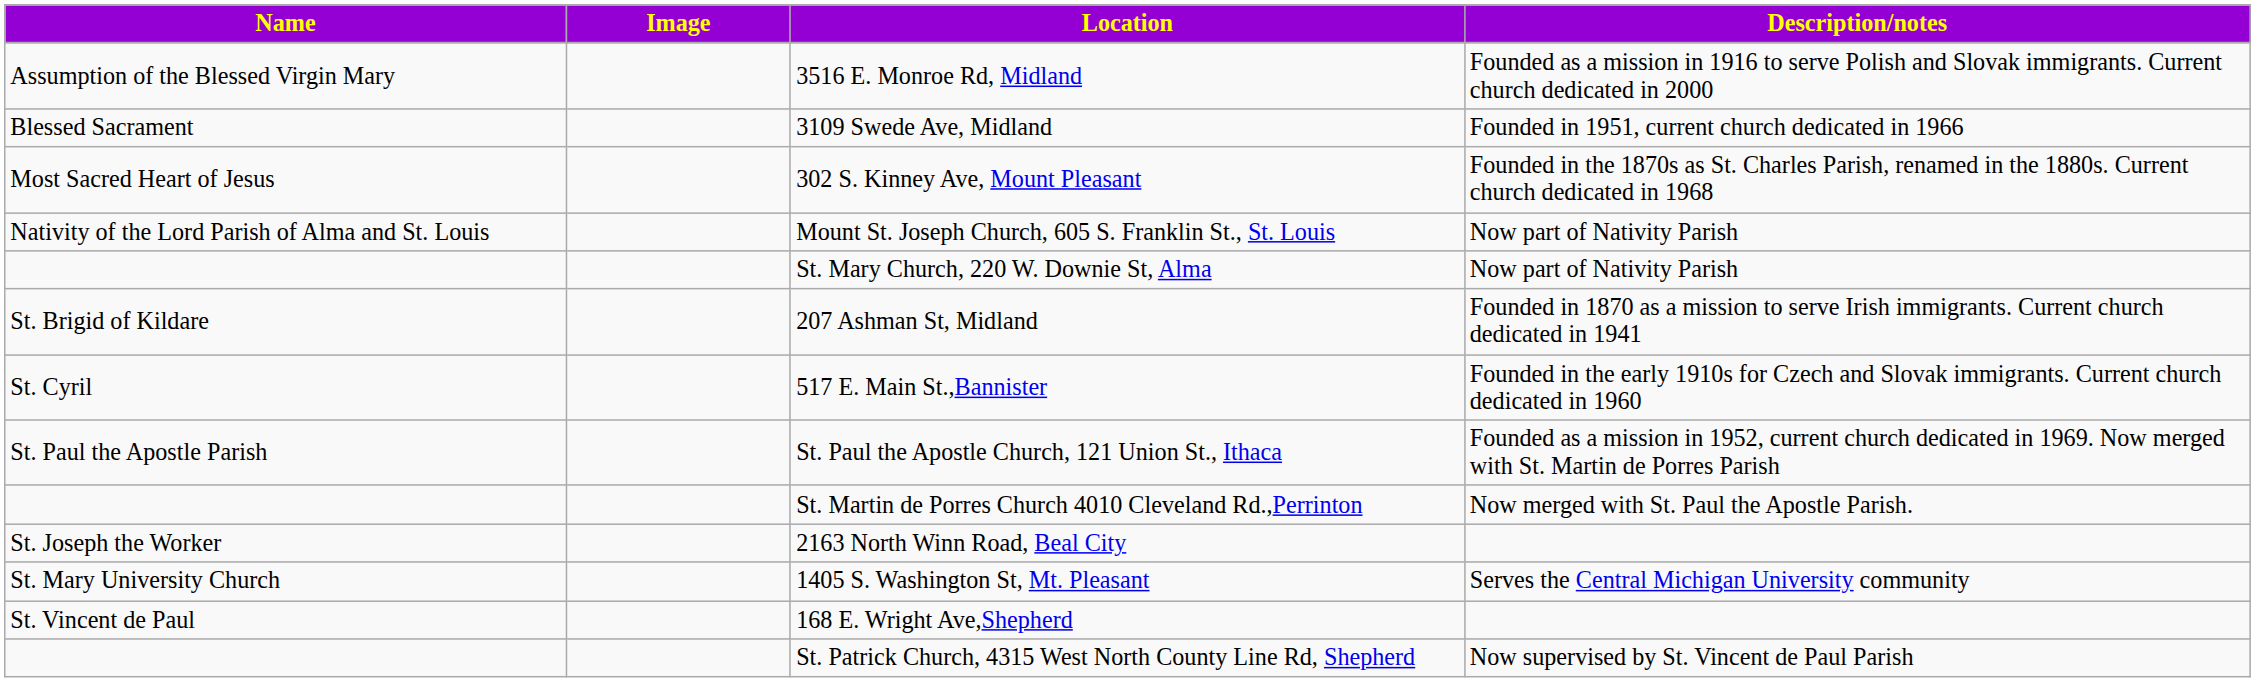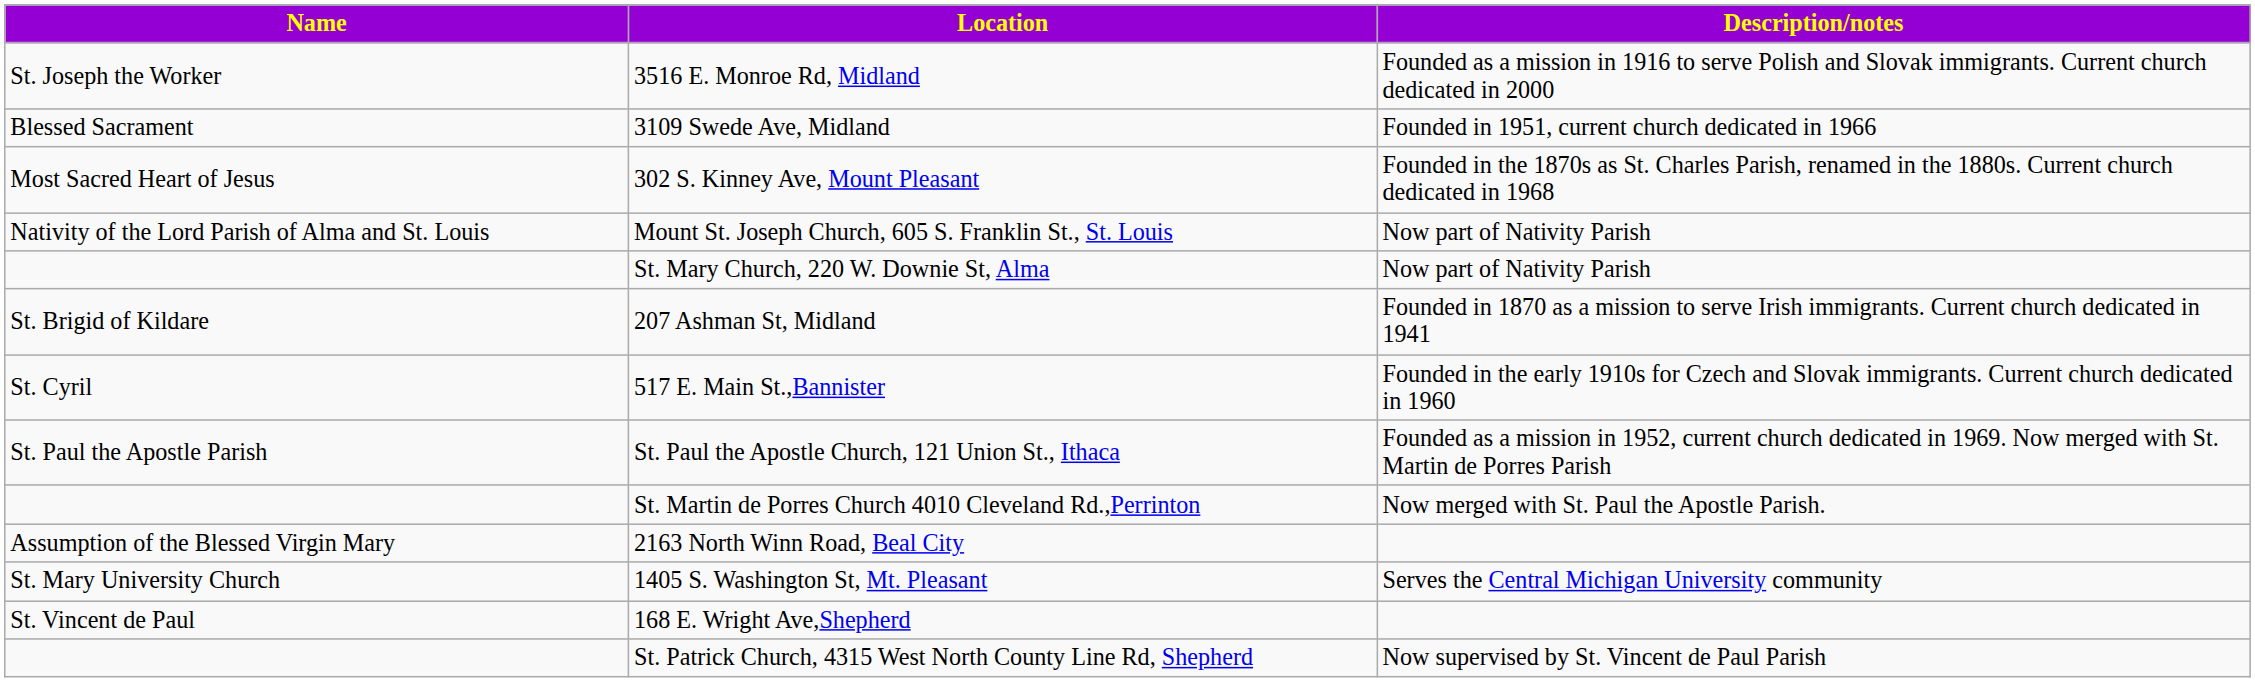- column: (678, 23)
(203, 75) Assumption of the Blessed Virgin Mary -> (116, 75) St. Joseph the Worker
(116, 542) St. Joseph the Worker -> (203, 542) Assumption of the Blessed Virgin Mary
